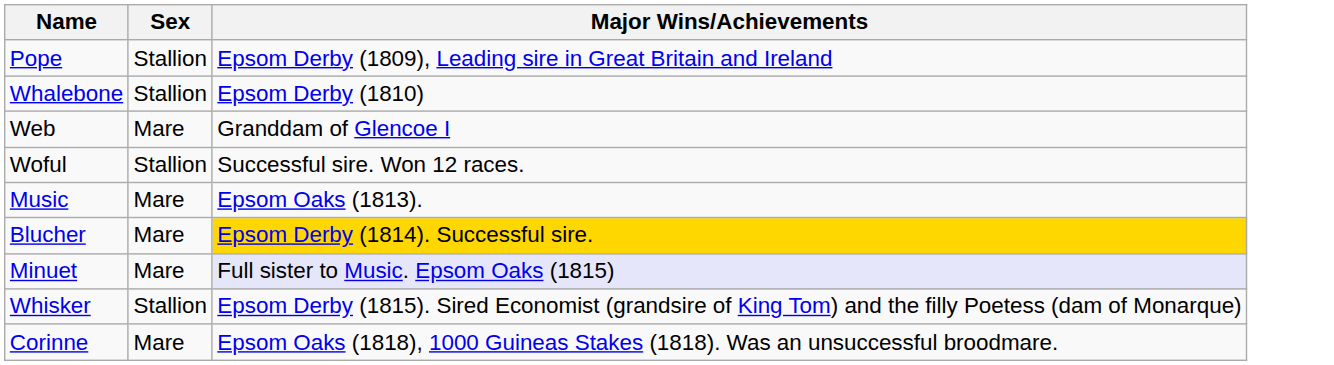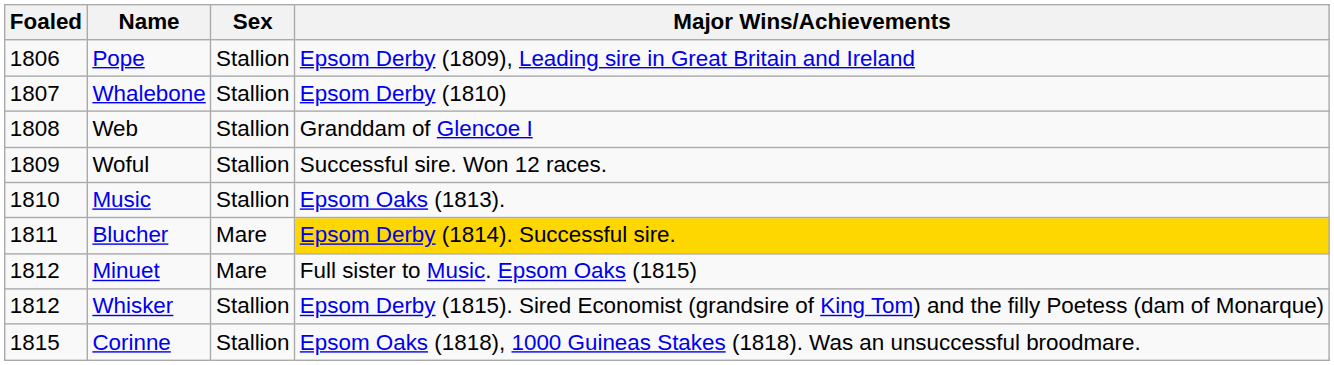+ column: (46, 22)
(159, 128) Mare -> (253, 128) Stallion
(159, 199) Mare -> (253, 199) Stallion
(416, 270) lavender background -> (498, 270) no background
(159, 341) Mare -> (253, 341) Stallion
